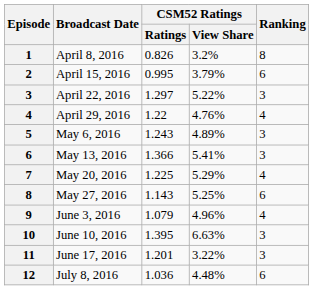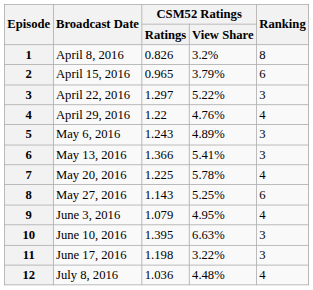(159, 74) 0.995 -> (159, 74) 0.965
(208, 174) 5.29% -> (208, 174) 5.78%
(208, 214) 4.96% -> (208, 214) 4.95%
(159, 255) 1.201 -> (159, 255) 1.198
(262, 275) 6 -> (262, 275) 4
